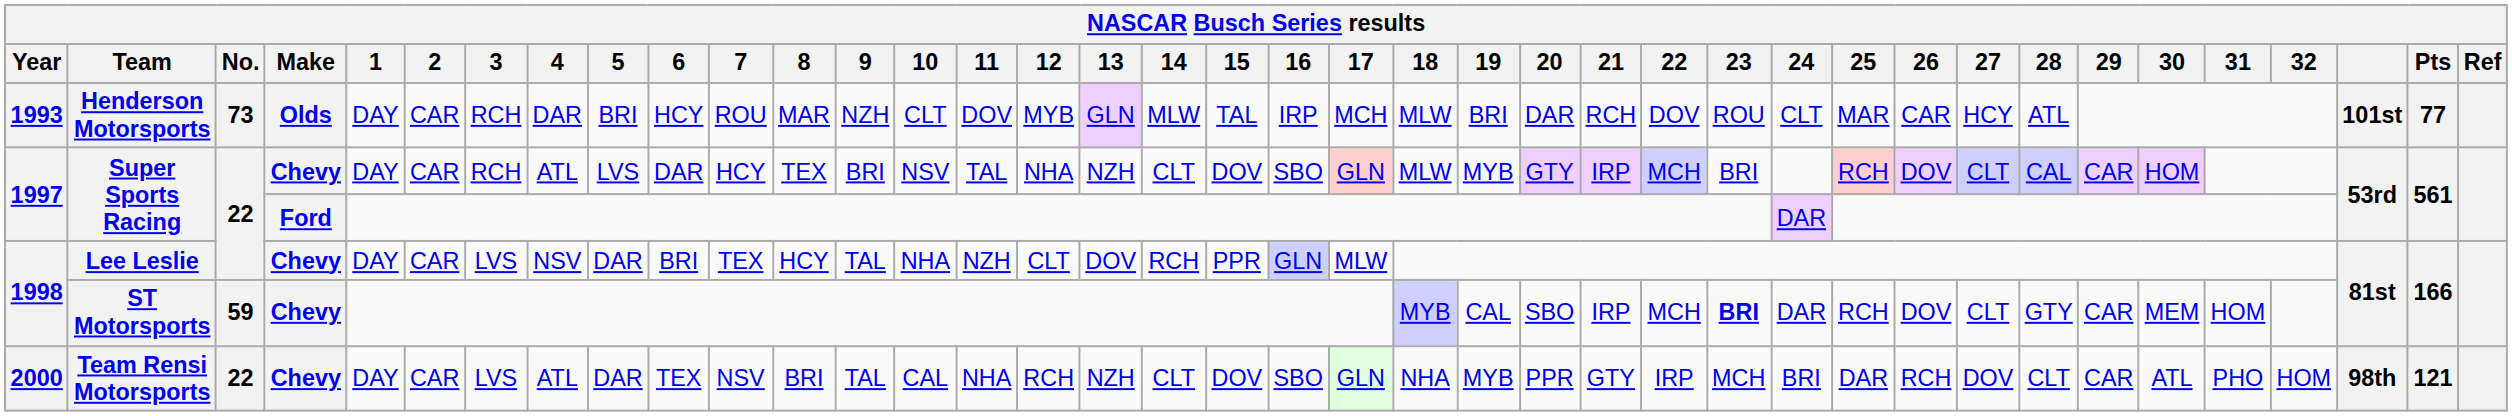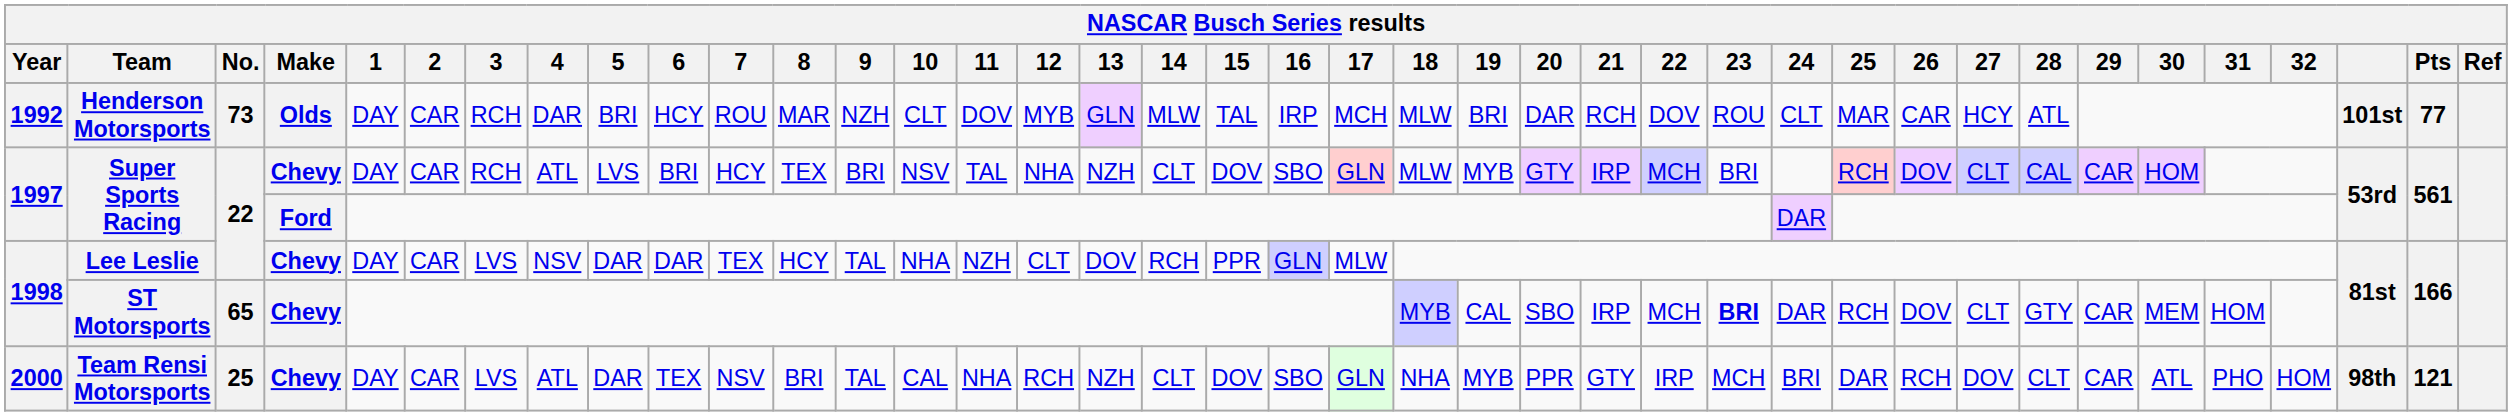(37, 115) 1993 -> (37, 115) 1992
(679, 171) DAR -> (679, 171) BRI
(679, 260) BRI -> (679, 260) DAR
(241, 313) 59 -> (241, 313) 65
(241, 379) 22 -> (241, 379) 25
